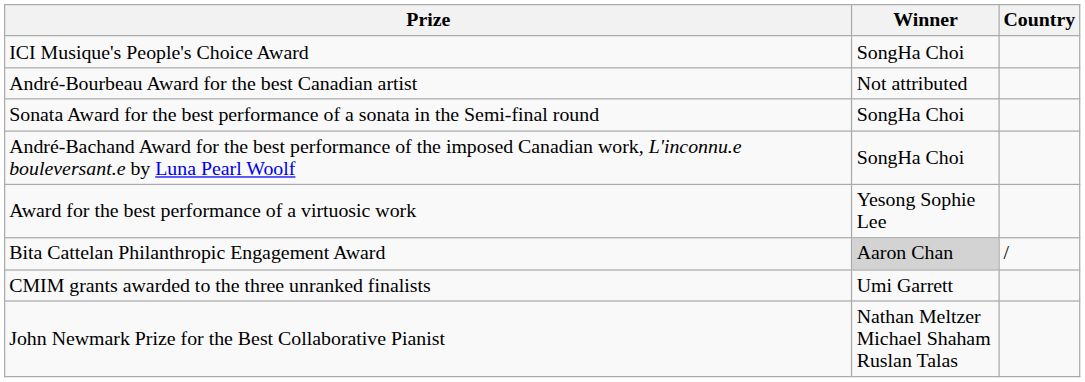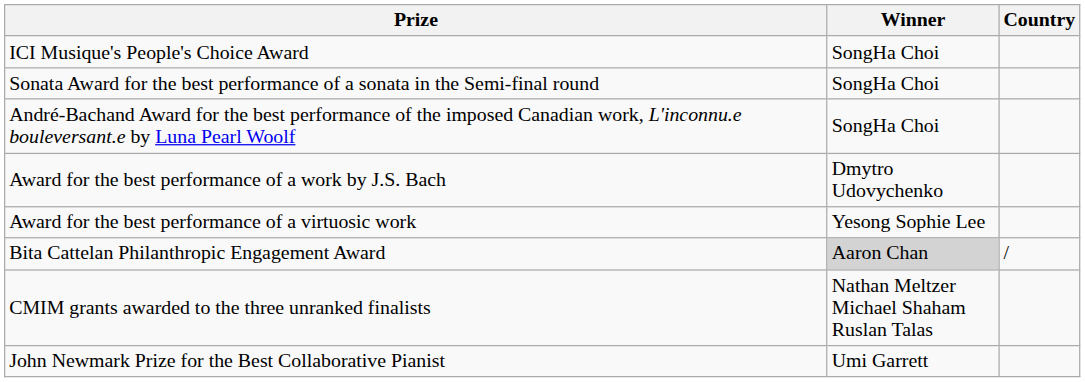- row: (213, 83)
+ row: (228, 179)
(905, 285) Umi Garrett -> (899, 307) Nathan Meltzer Michael Shaham Ruslan Talas
(924, 338) Nathan Meltzer Michael Shaham Ruslan Talas -> (880, 361) Umi Garrett
